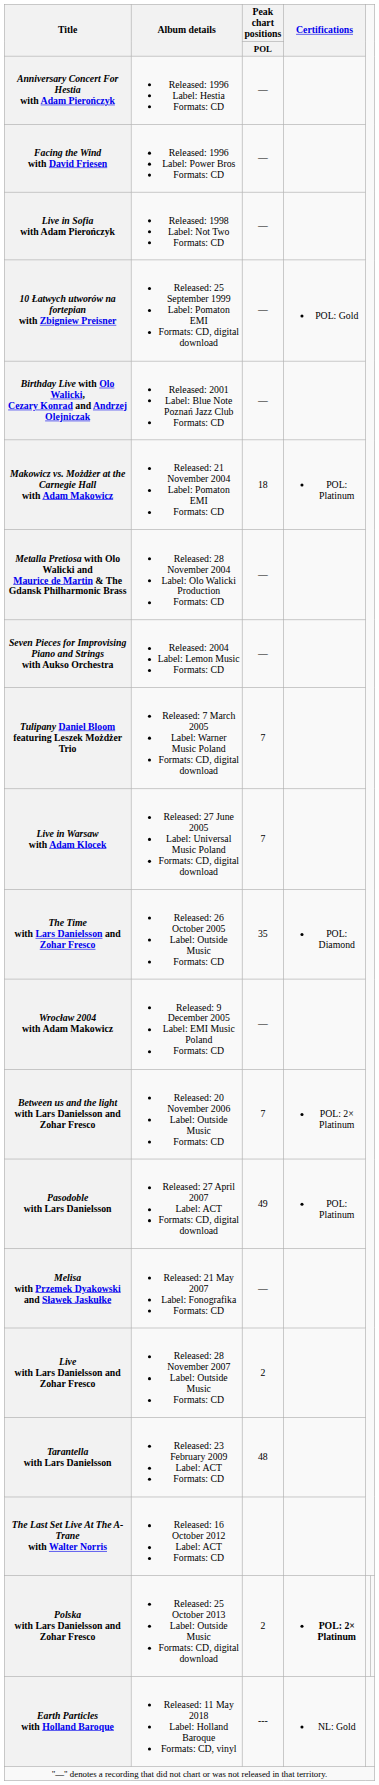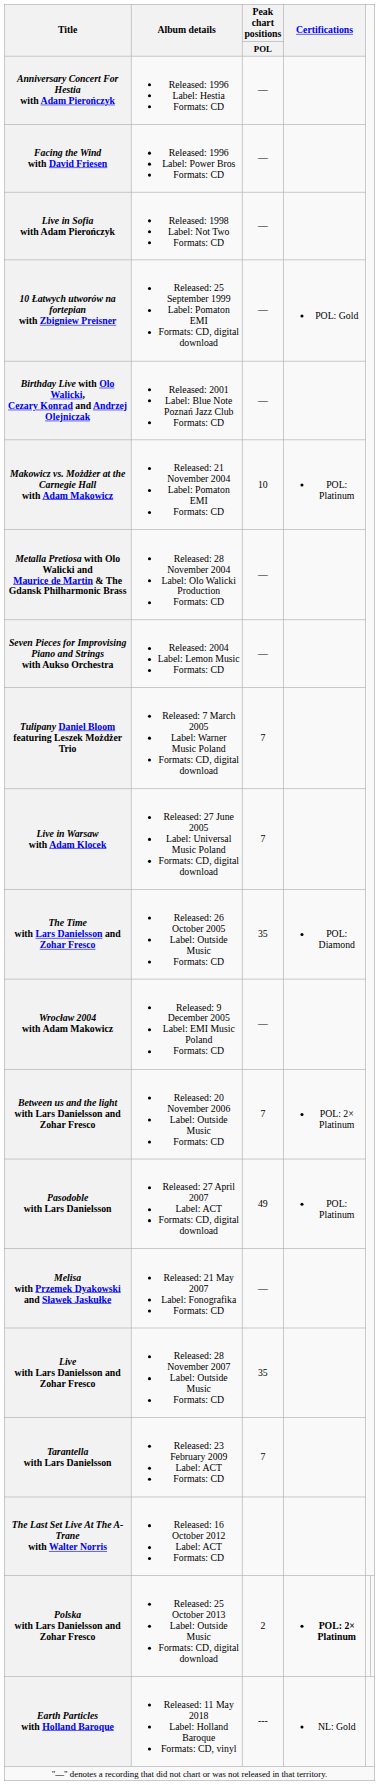(263, 484) 18 -> (263, 484) 10
(263, 1372) 2 -> (263, 1372) 35
(263, 1457) 48 -> (263, 1457) 7
